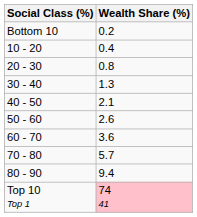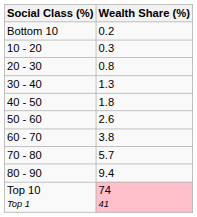(106, 48) 0.4 -> (106, 48) 0.3
(106, 102) 2.1 -> (106, 102) 1.8
(106, 137) 3.6 -> (106, 137) 3.8
